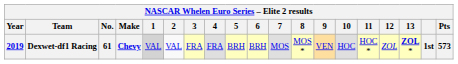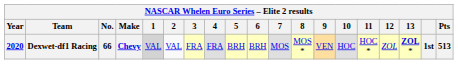(15, 46) 2019 -> (15, 46) 2020
(107, 46) 61 -> (107, 46) 66
(444, 46) 573 -> (444, 46) 513
